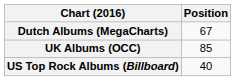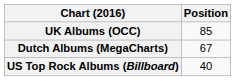rows swapped: (93, 31) <-> (93, 48)
